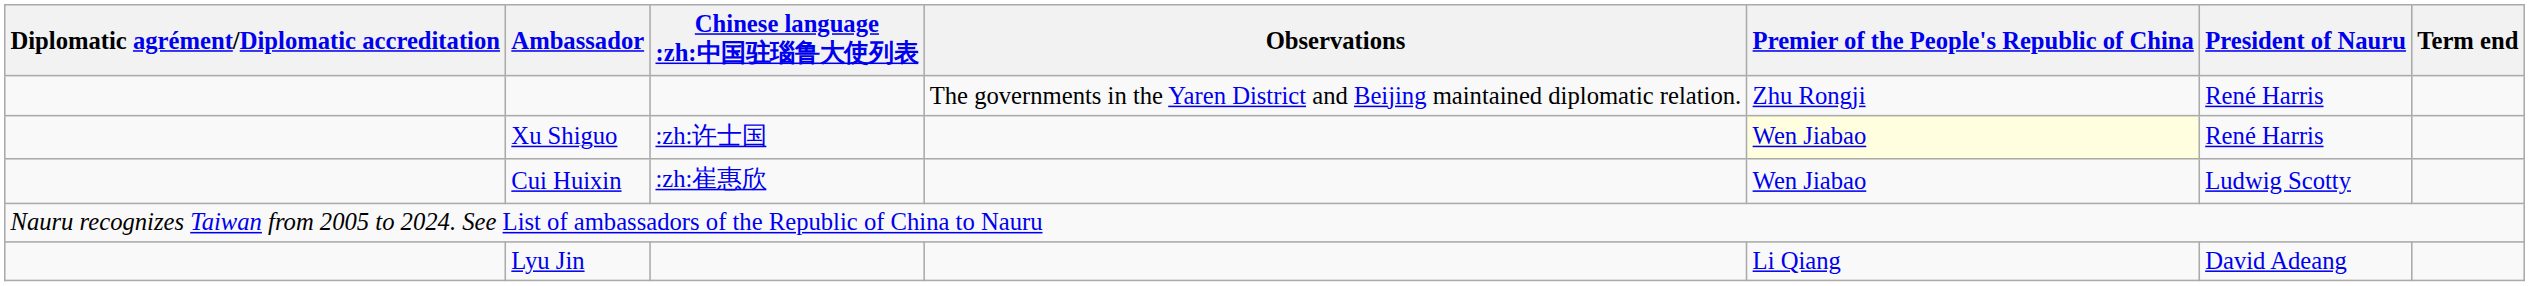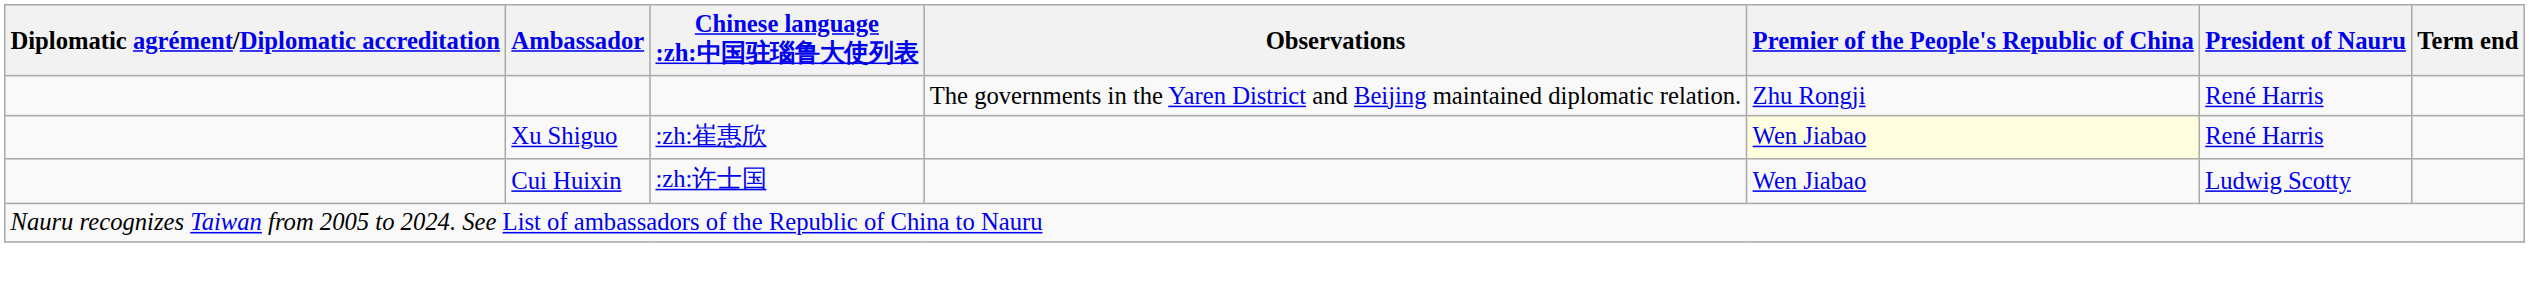(711, 136) :zh:许士国 -> (711, 136) :zh:崔惠欣
(711, 179) :zh:崔惠欣 -> (711, 179) :zh:许士国
- row: (548, 261)
